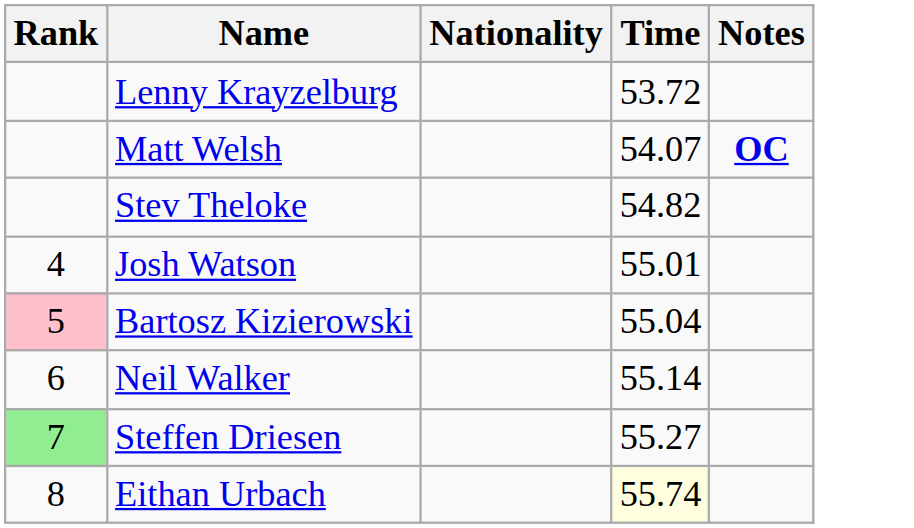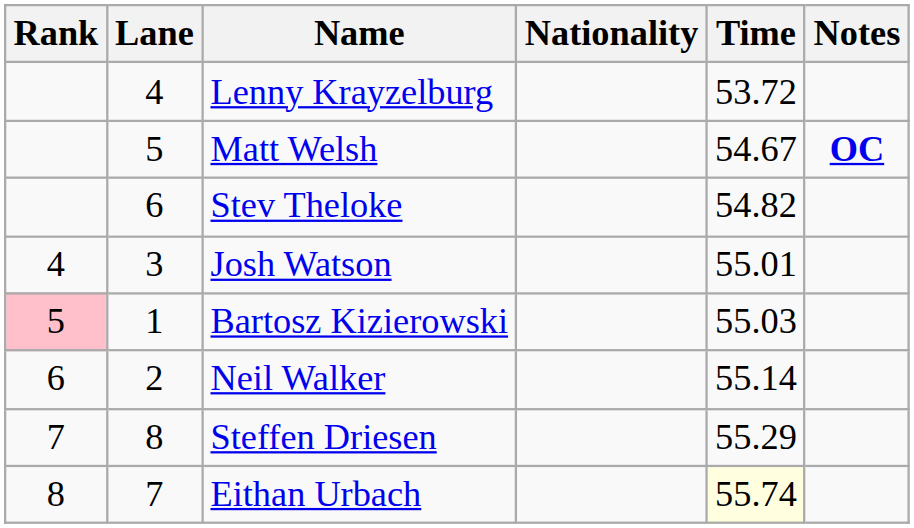+ column: (154, 33)
(660, 148) 54.07 -> (756, 148) 54.67
(660, 321) 55.04 -> (756, 321) 55.03
(56, 436) lightgreen background -> (56, 436) no background
(660, 436) 55.27 -> (756, 436) 55.29
